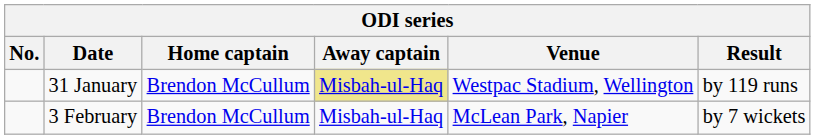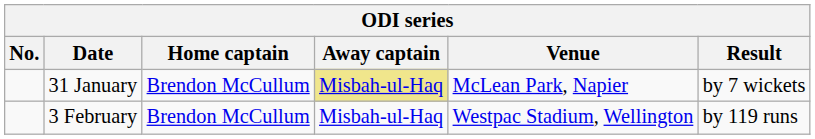(573, 85) Westpac Stadium, Wellington -> (540, 85) McLean Park, Napier
(750, 85) by 119 runs -> (754, 85) by 7 wickets
(540, 117) McLean Park, Napier -> (573, 117) Westpac Stadium, Wellington
(754, 117) by 7 wickets -> (750, 117) by 119 runs
